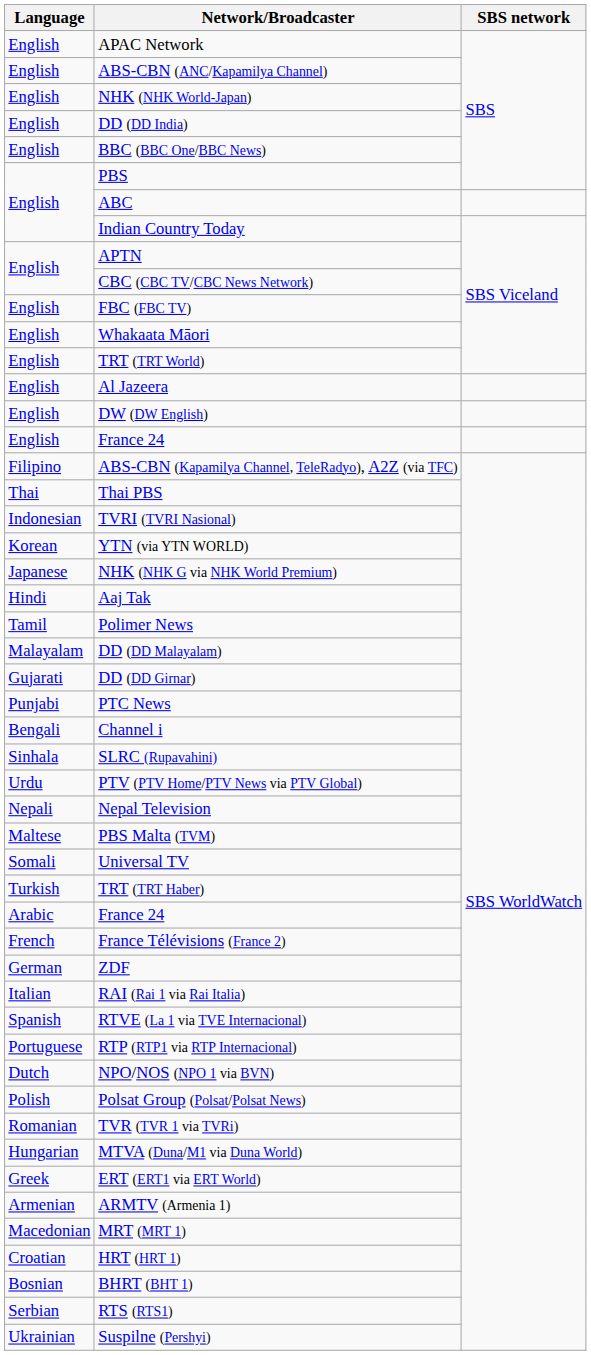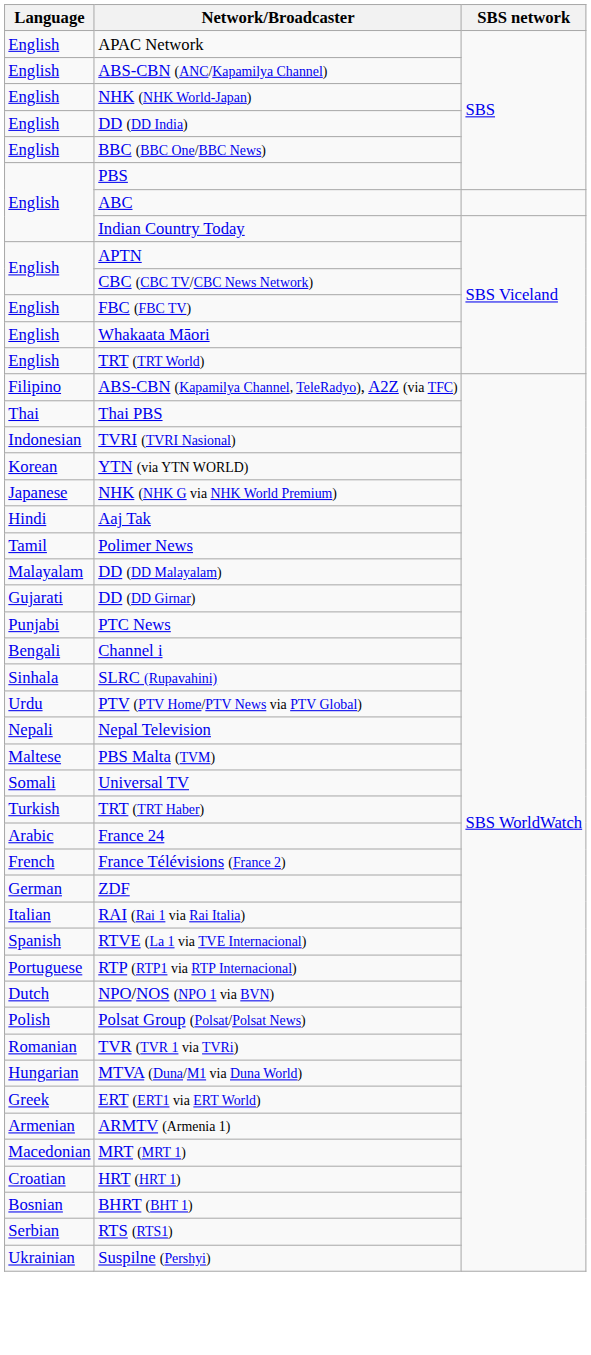- row: (34, 387)
- row: (34, 413)
- row: (34, 439)
